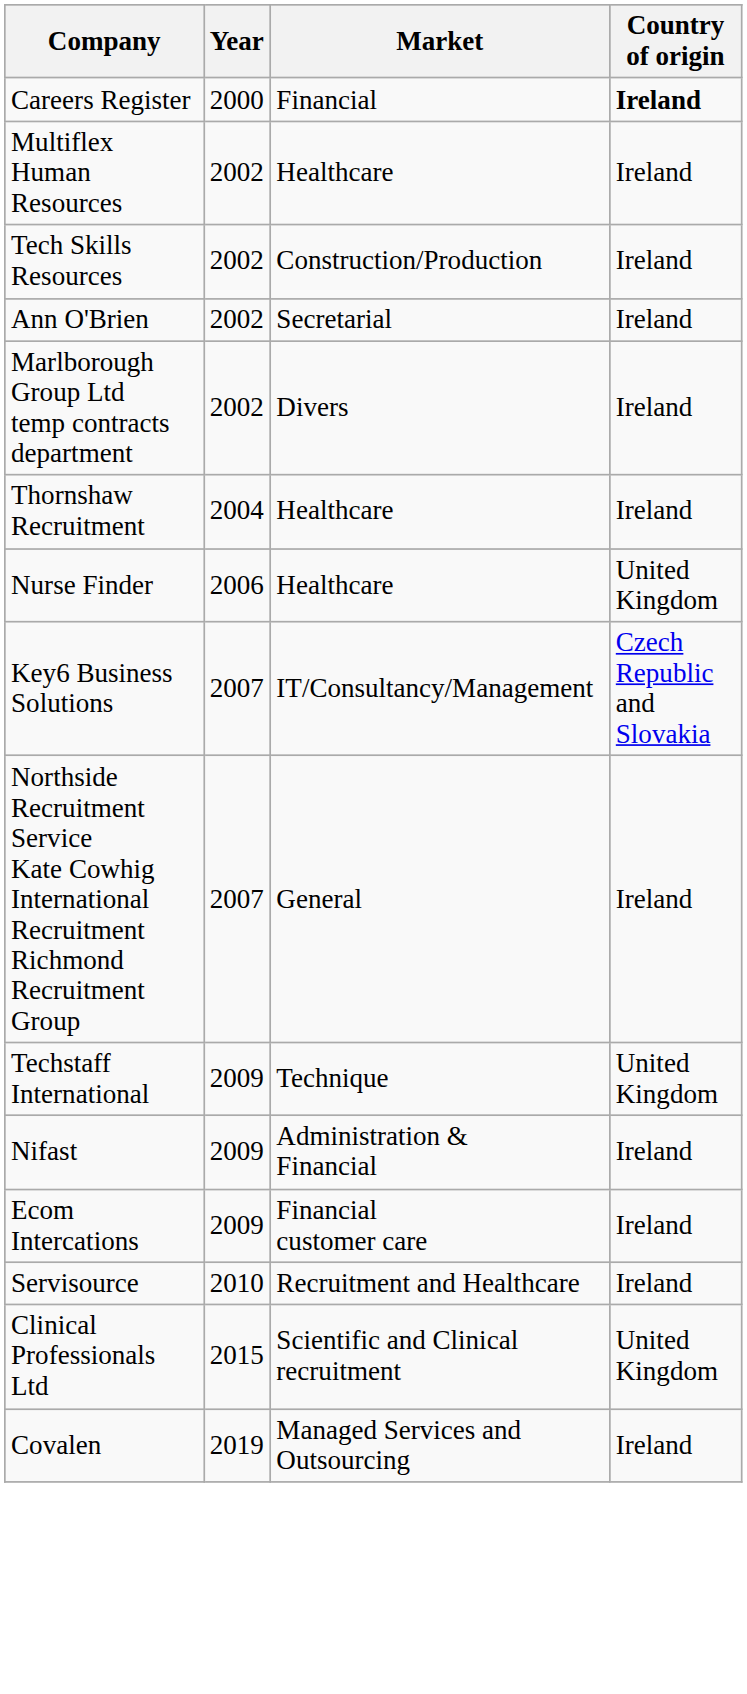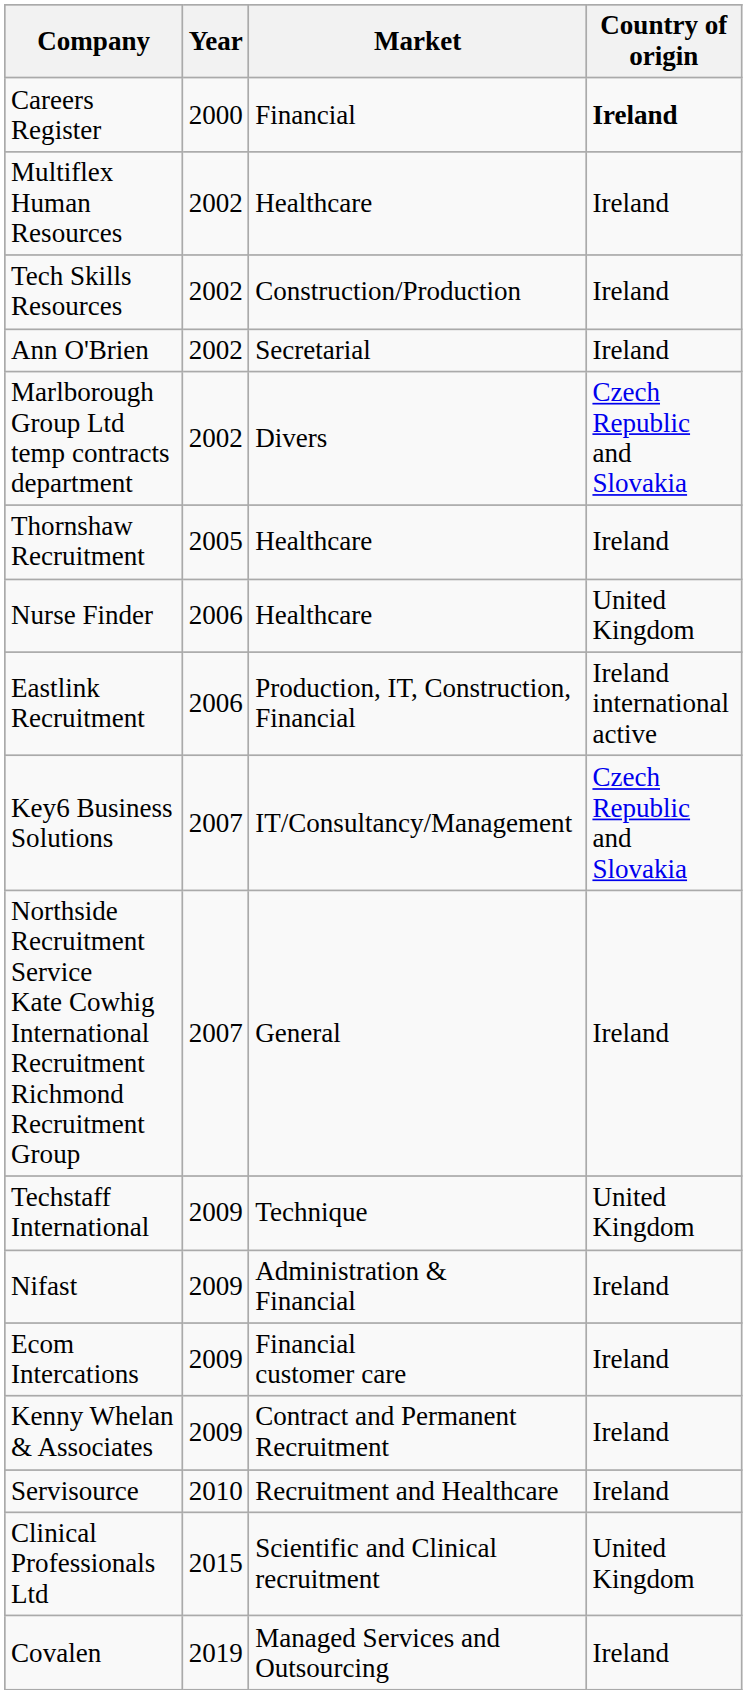(654, 407) Ireland -> (641, 438) Czech Republic and Slovakia
(237, 511) 2004 -> (216, 541) 2005
+ row: (78, 703)
+ row: (92, 1432)
